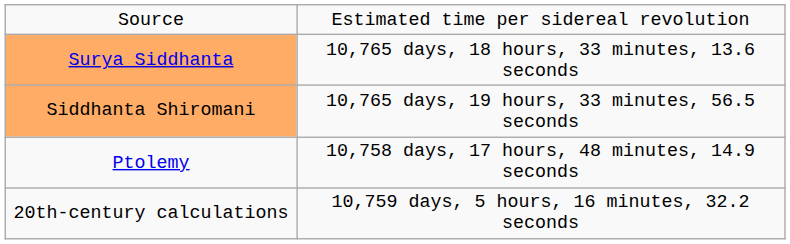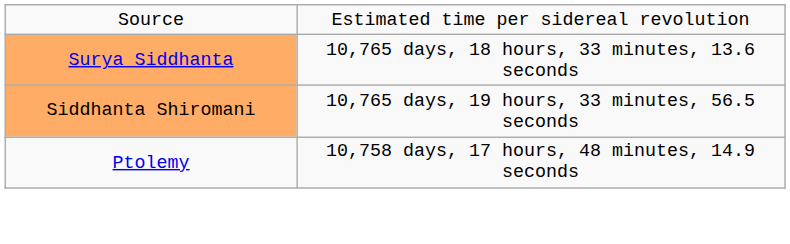- row: (151, 213)
